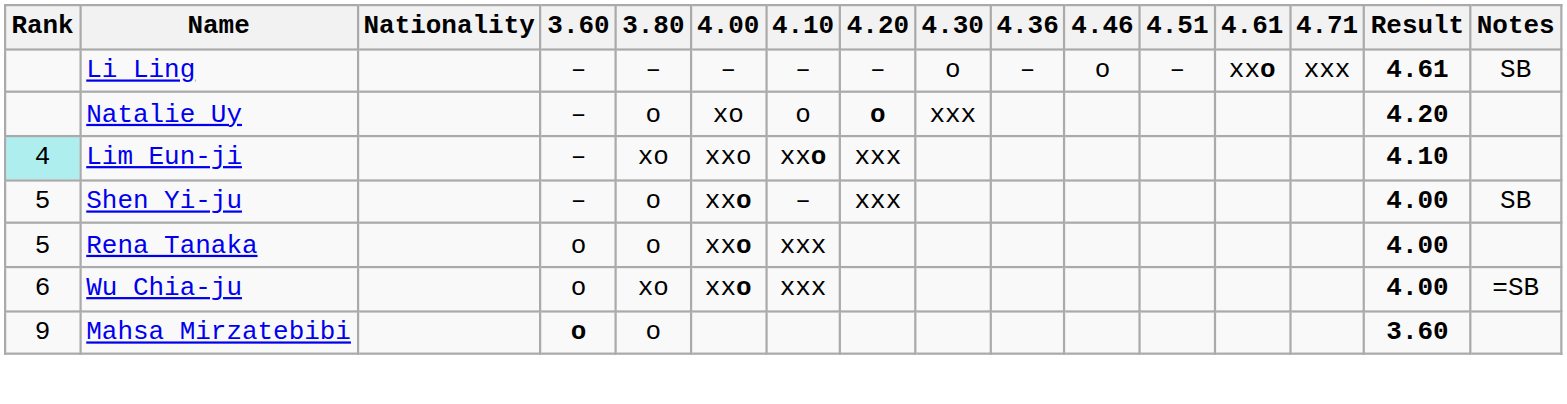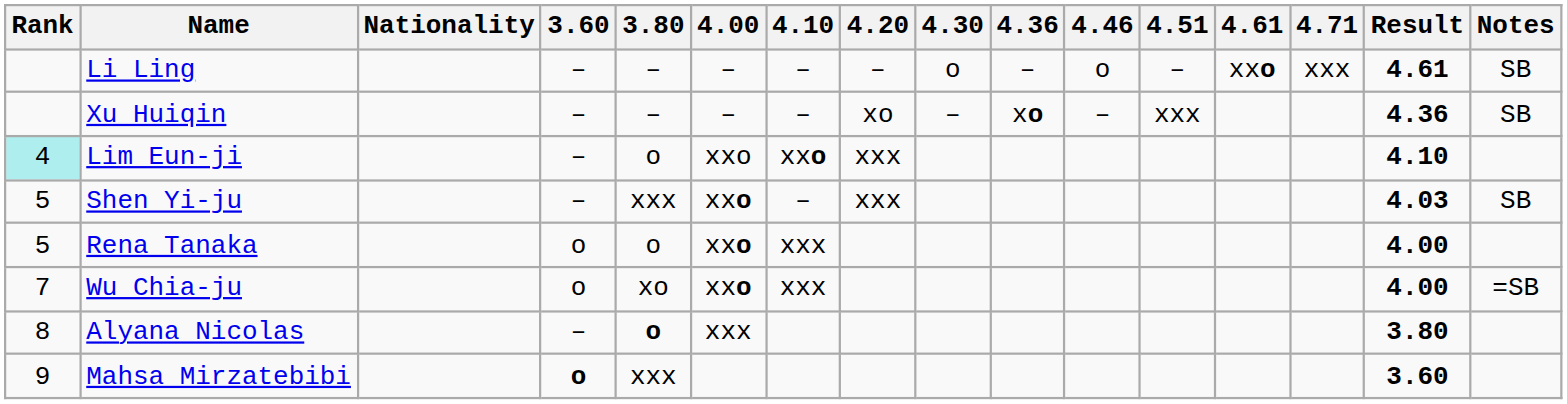+ row: (156, 114)
- row: (164, 114)
(653, 158) xo -> (653, 158) o
(653, 201) o -> (653, 201) xxx
(1417, 201) 4.00 -> (1417, 201) 4.03
(43, 288) 6 -> (43, 288) 7
+ row: (195, 332)
(653, 332) o -> (653, 376) xxx
